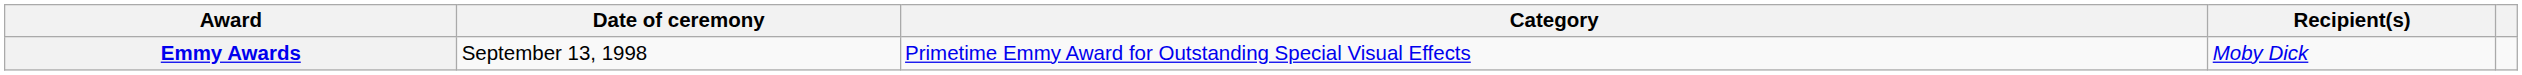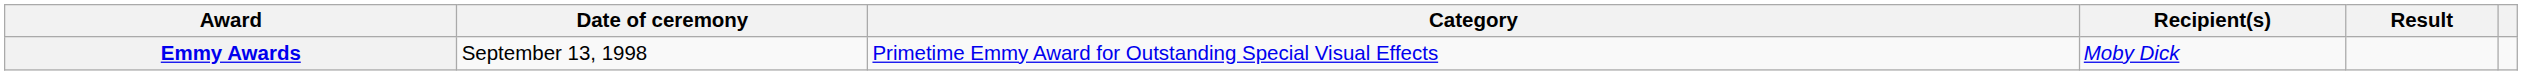+ column: (2422, 20)
